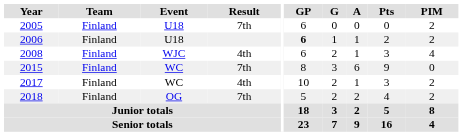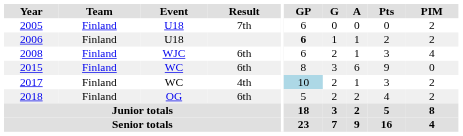(244, 53) 4th -> (244, 53) 6th
(244, 68) 7th -> (244, 68) 6th
(303, 82) no background -> (303, 82) lightblue background
(244, 96) 7th -> (244, 96) 6th
